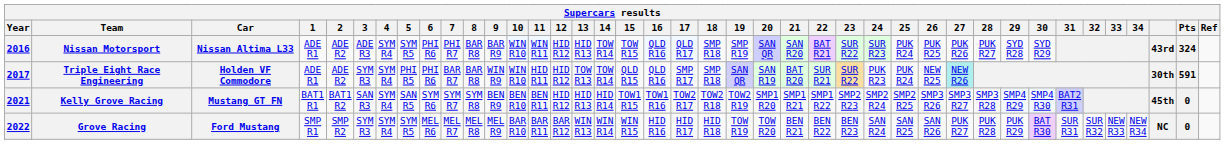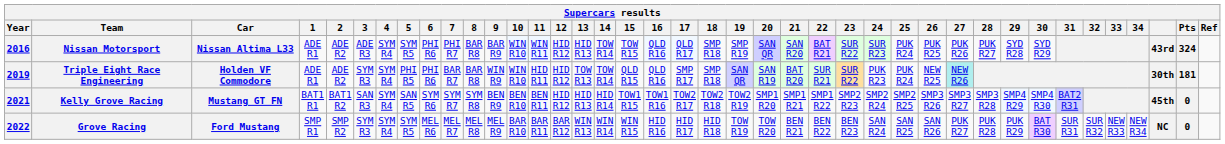(18, 74) 2017 -> (18, 74) 2019
(1187, 74) 591 -> (1187, 74) 181
